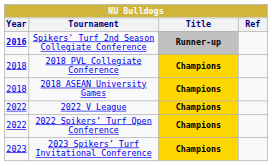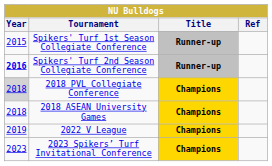+ row: (94, 43)
(16, 66) no background -> (16, 89) lightgrey background
(16, 108) 2022 -> (16, 131) 2019
- row: (94, 126)
